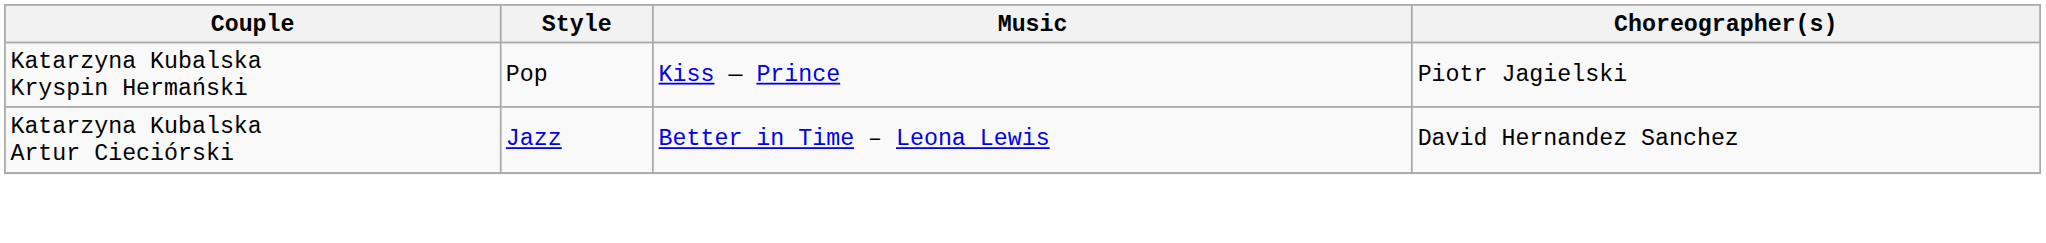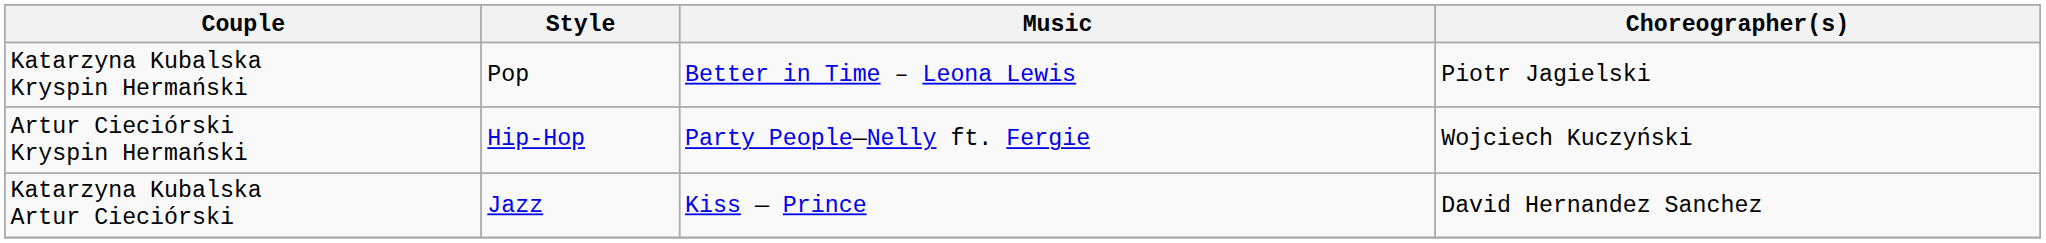(749, 75) Kiss — Prince -> (881, 75) Better in Time – Leona Lewis
+ row: (129, 140)
(854, 140) Better in Time – Leona Lewis -> (776, 205) Kiss — Prince
